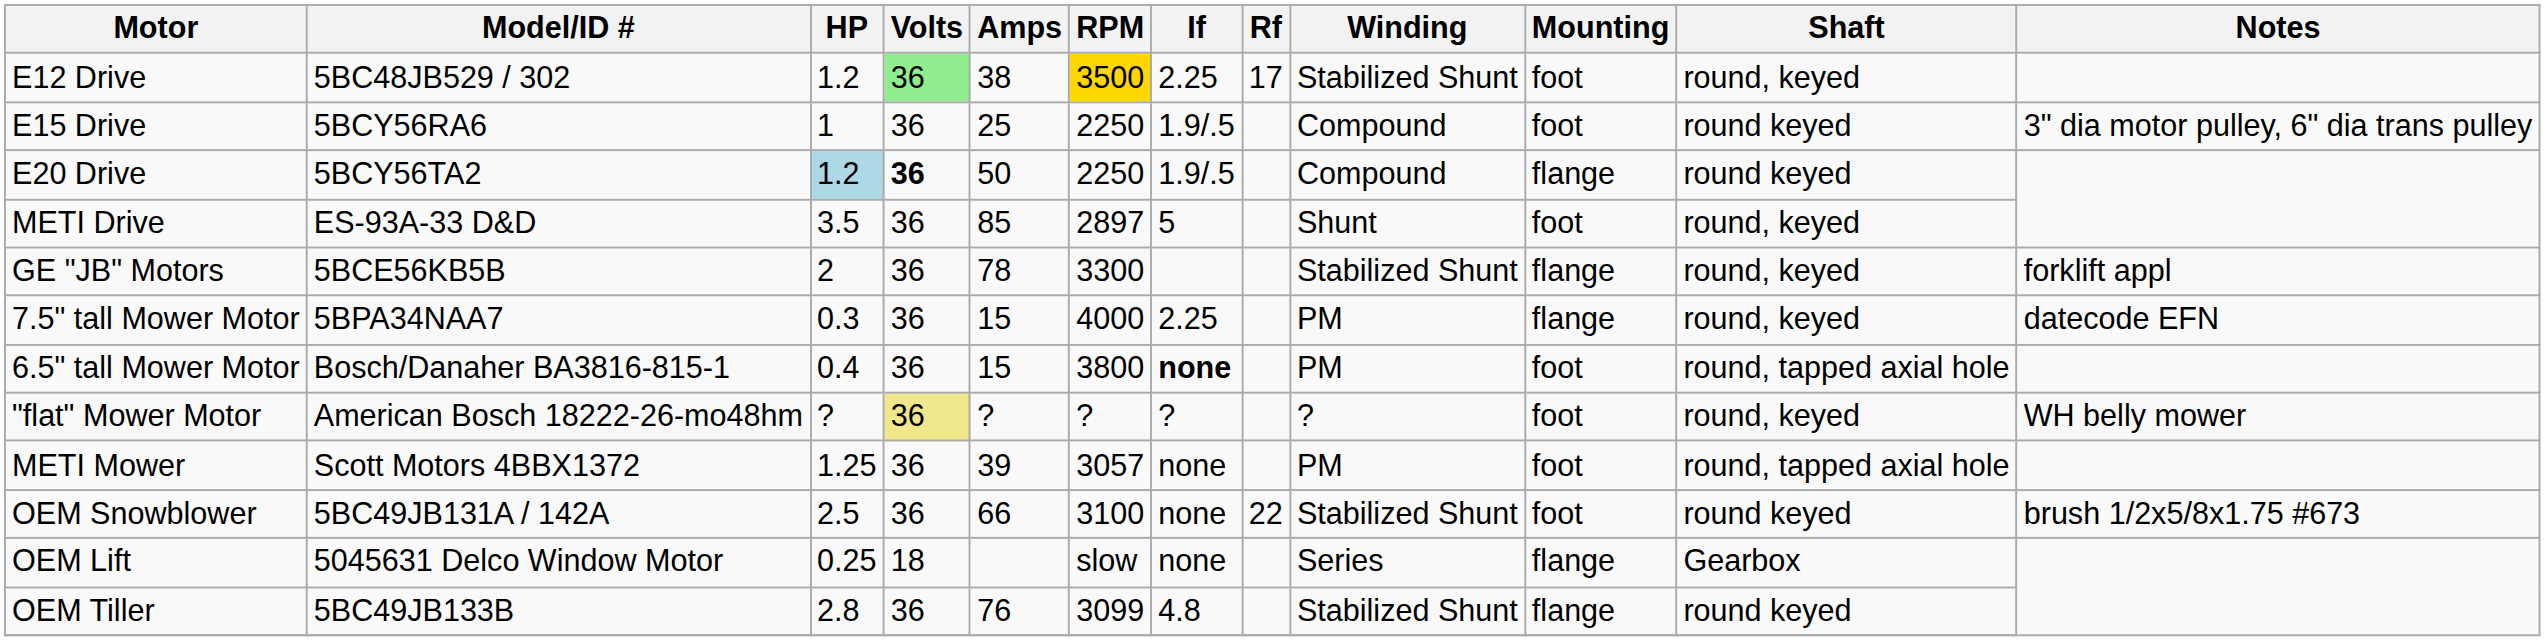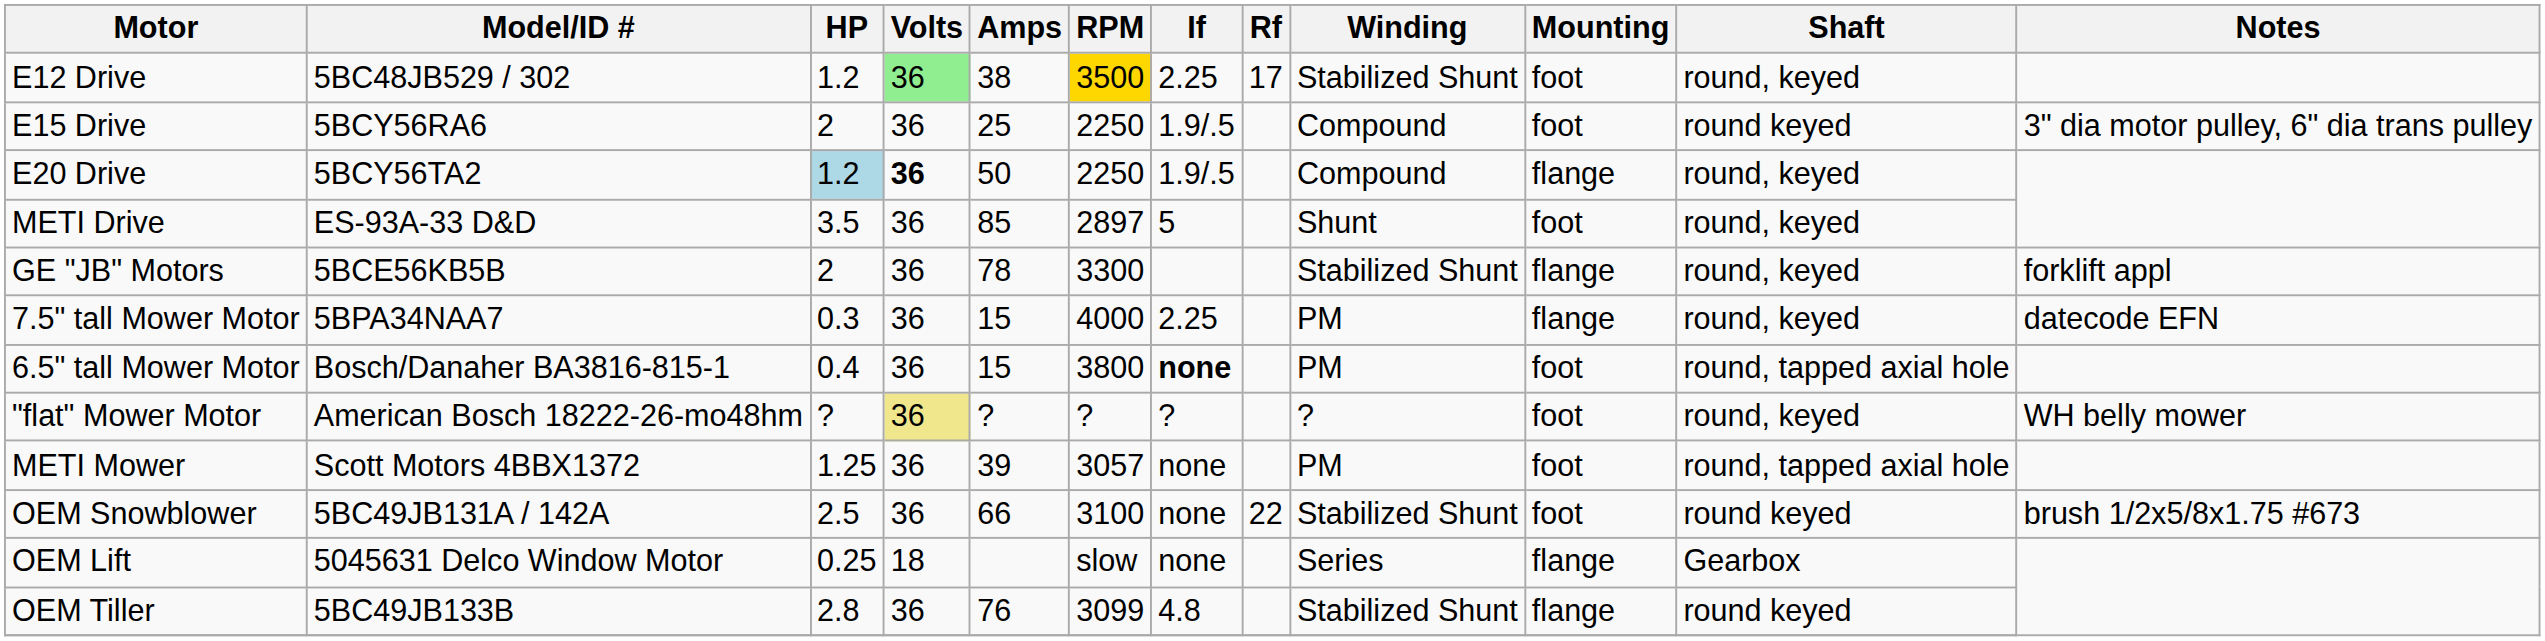(826, 125) 1 -> (826, 125) 2
(1767, 174) round keyed -> (1772, 174) round, keyed
